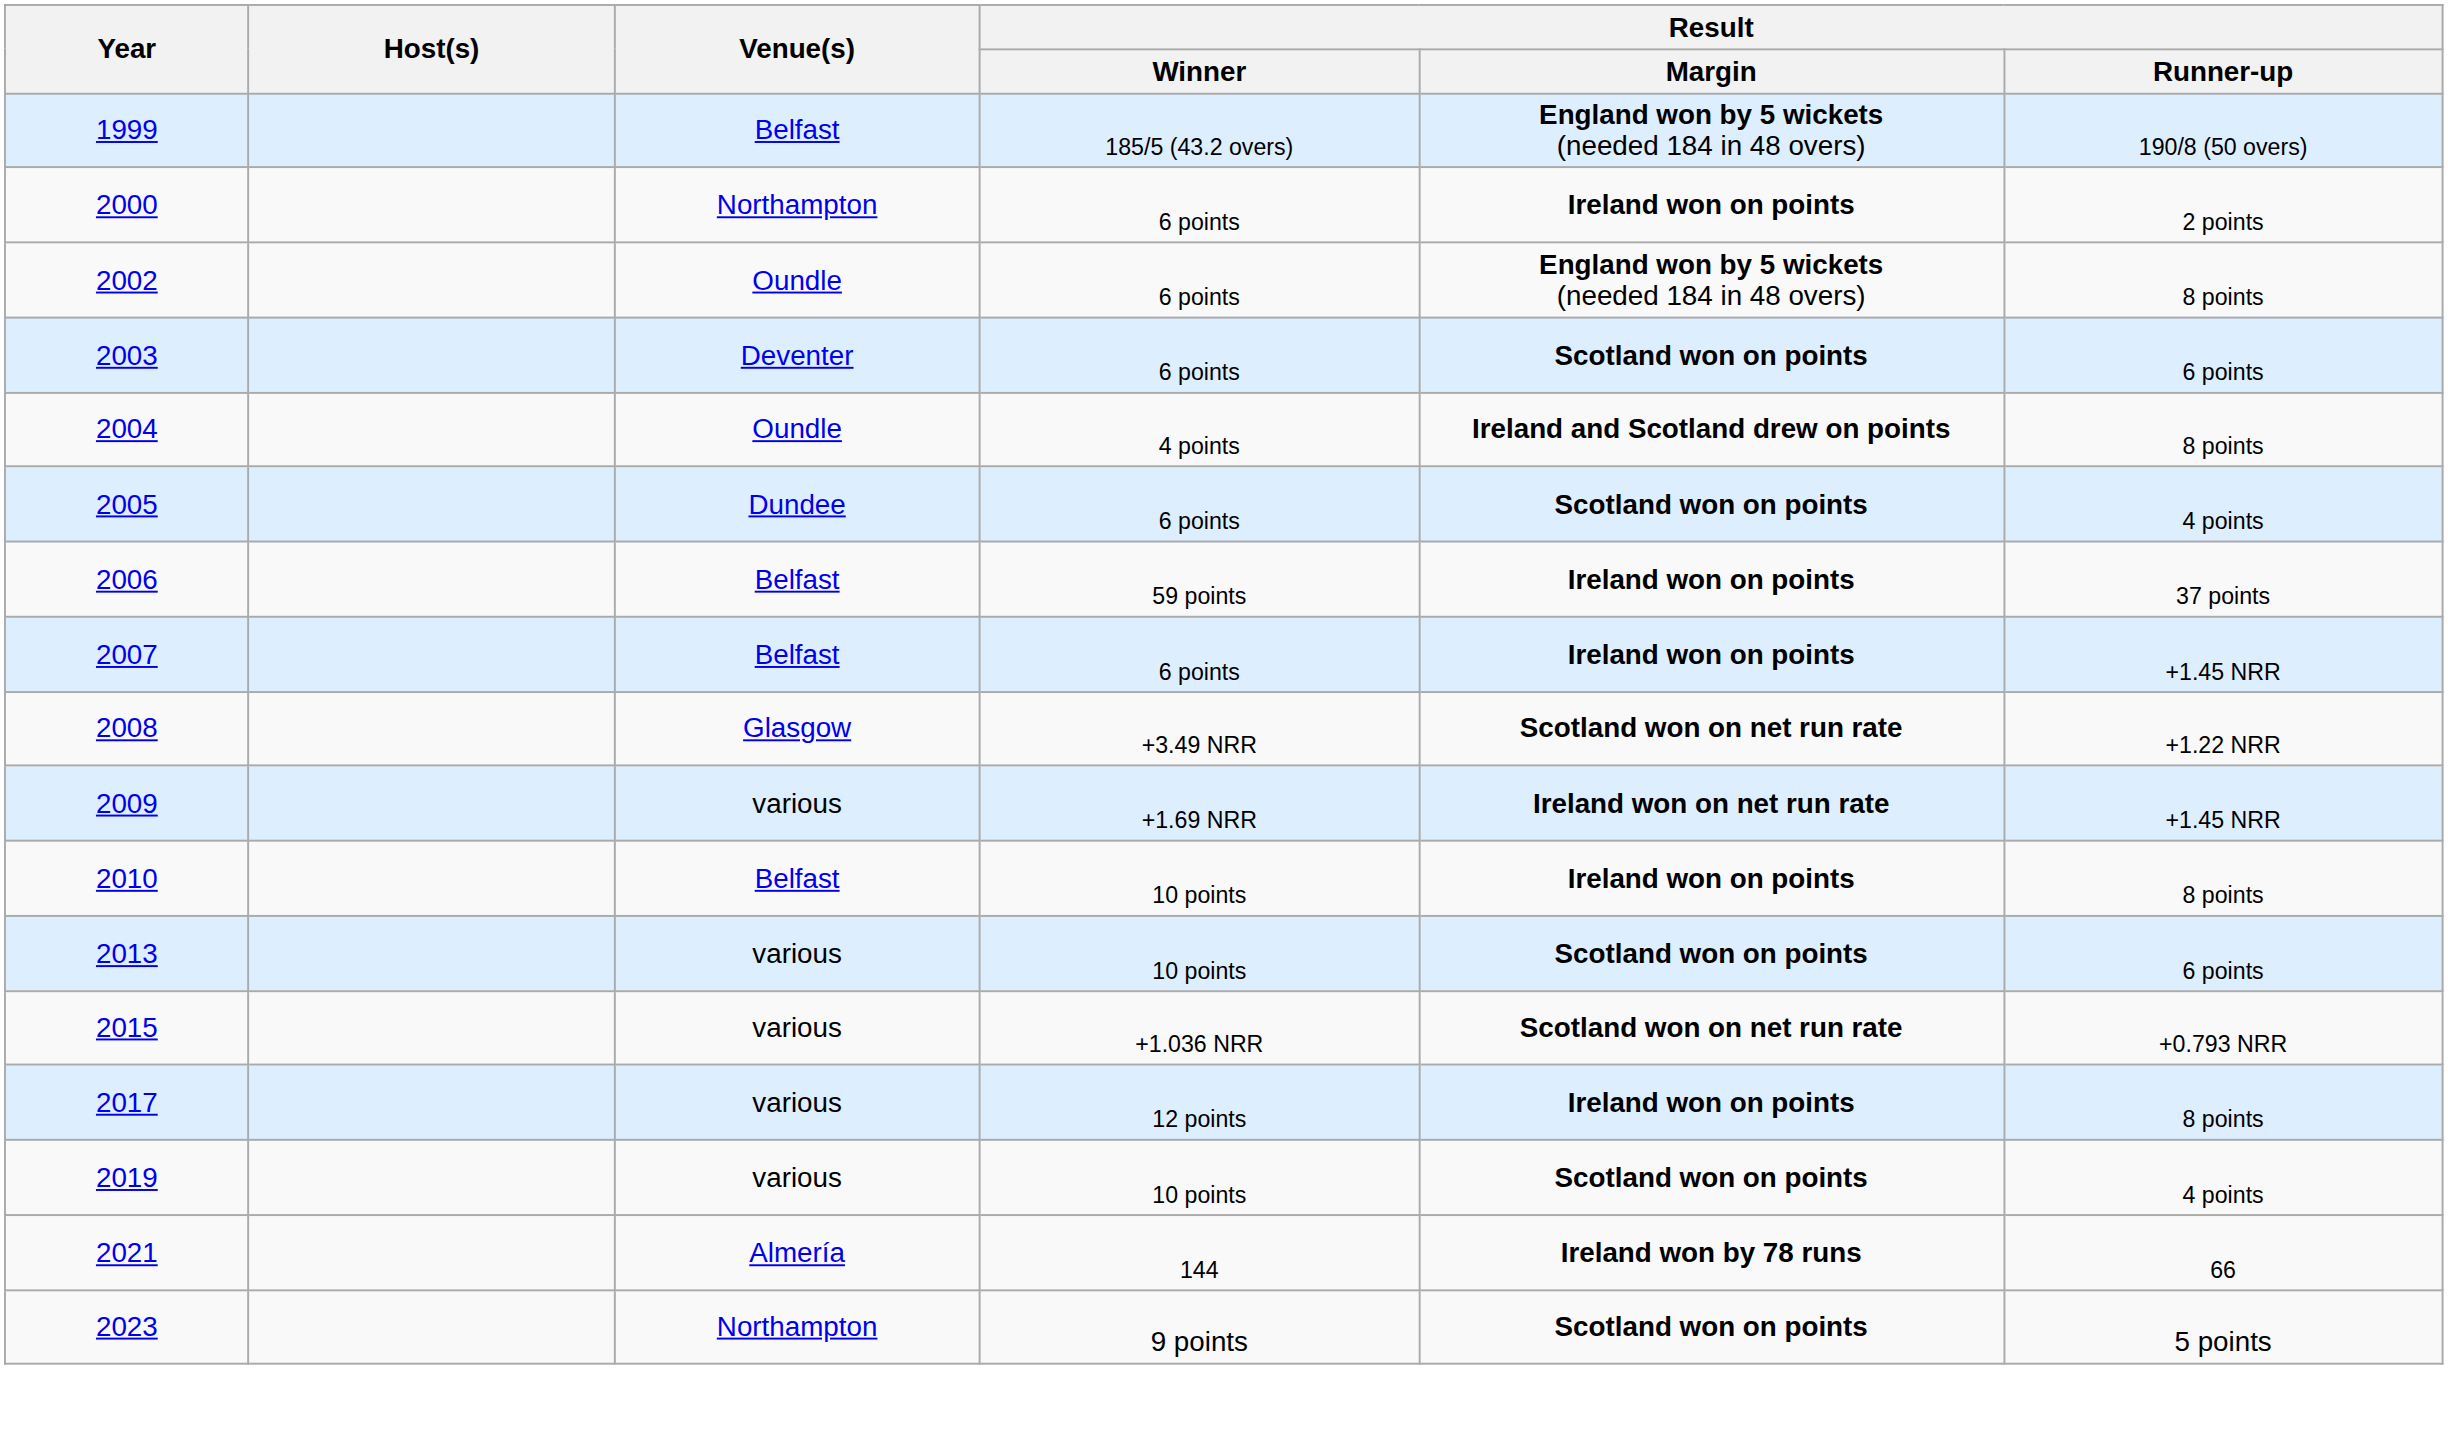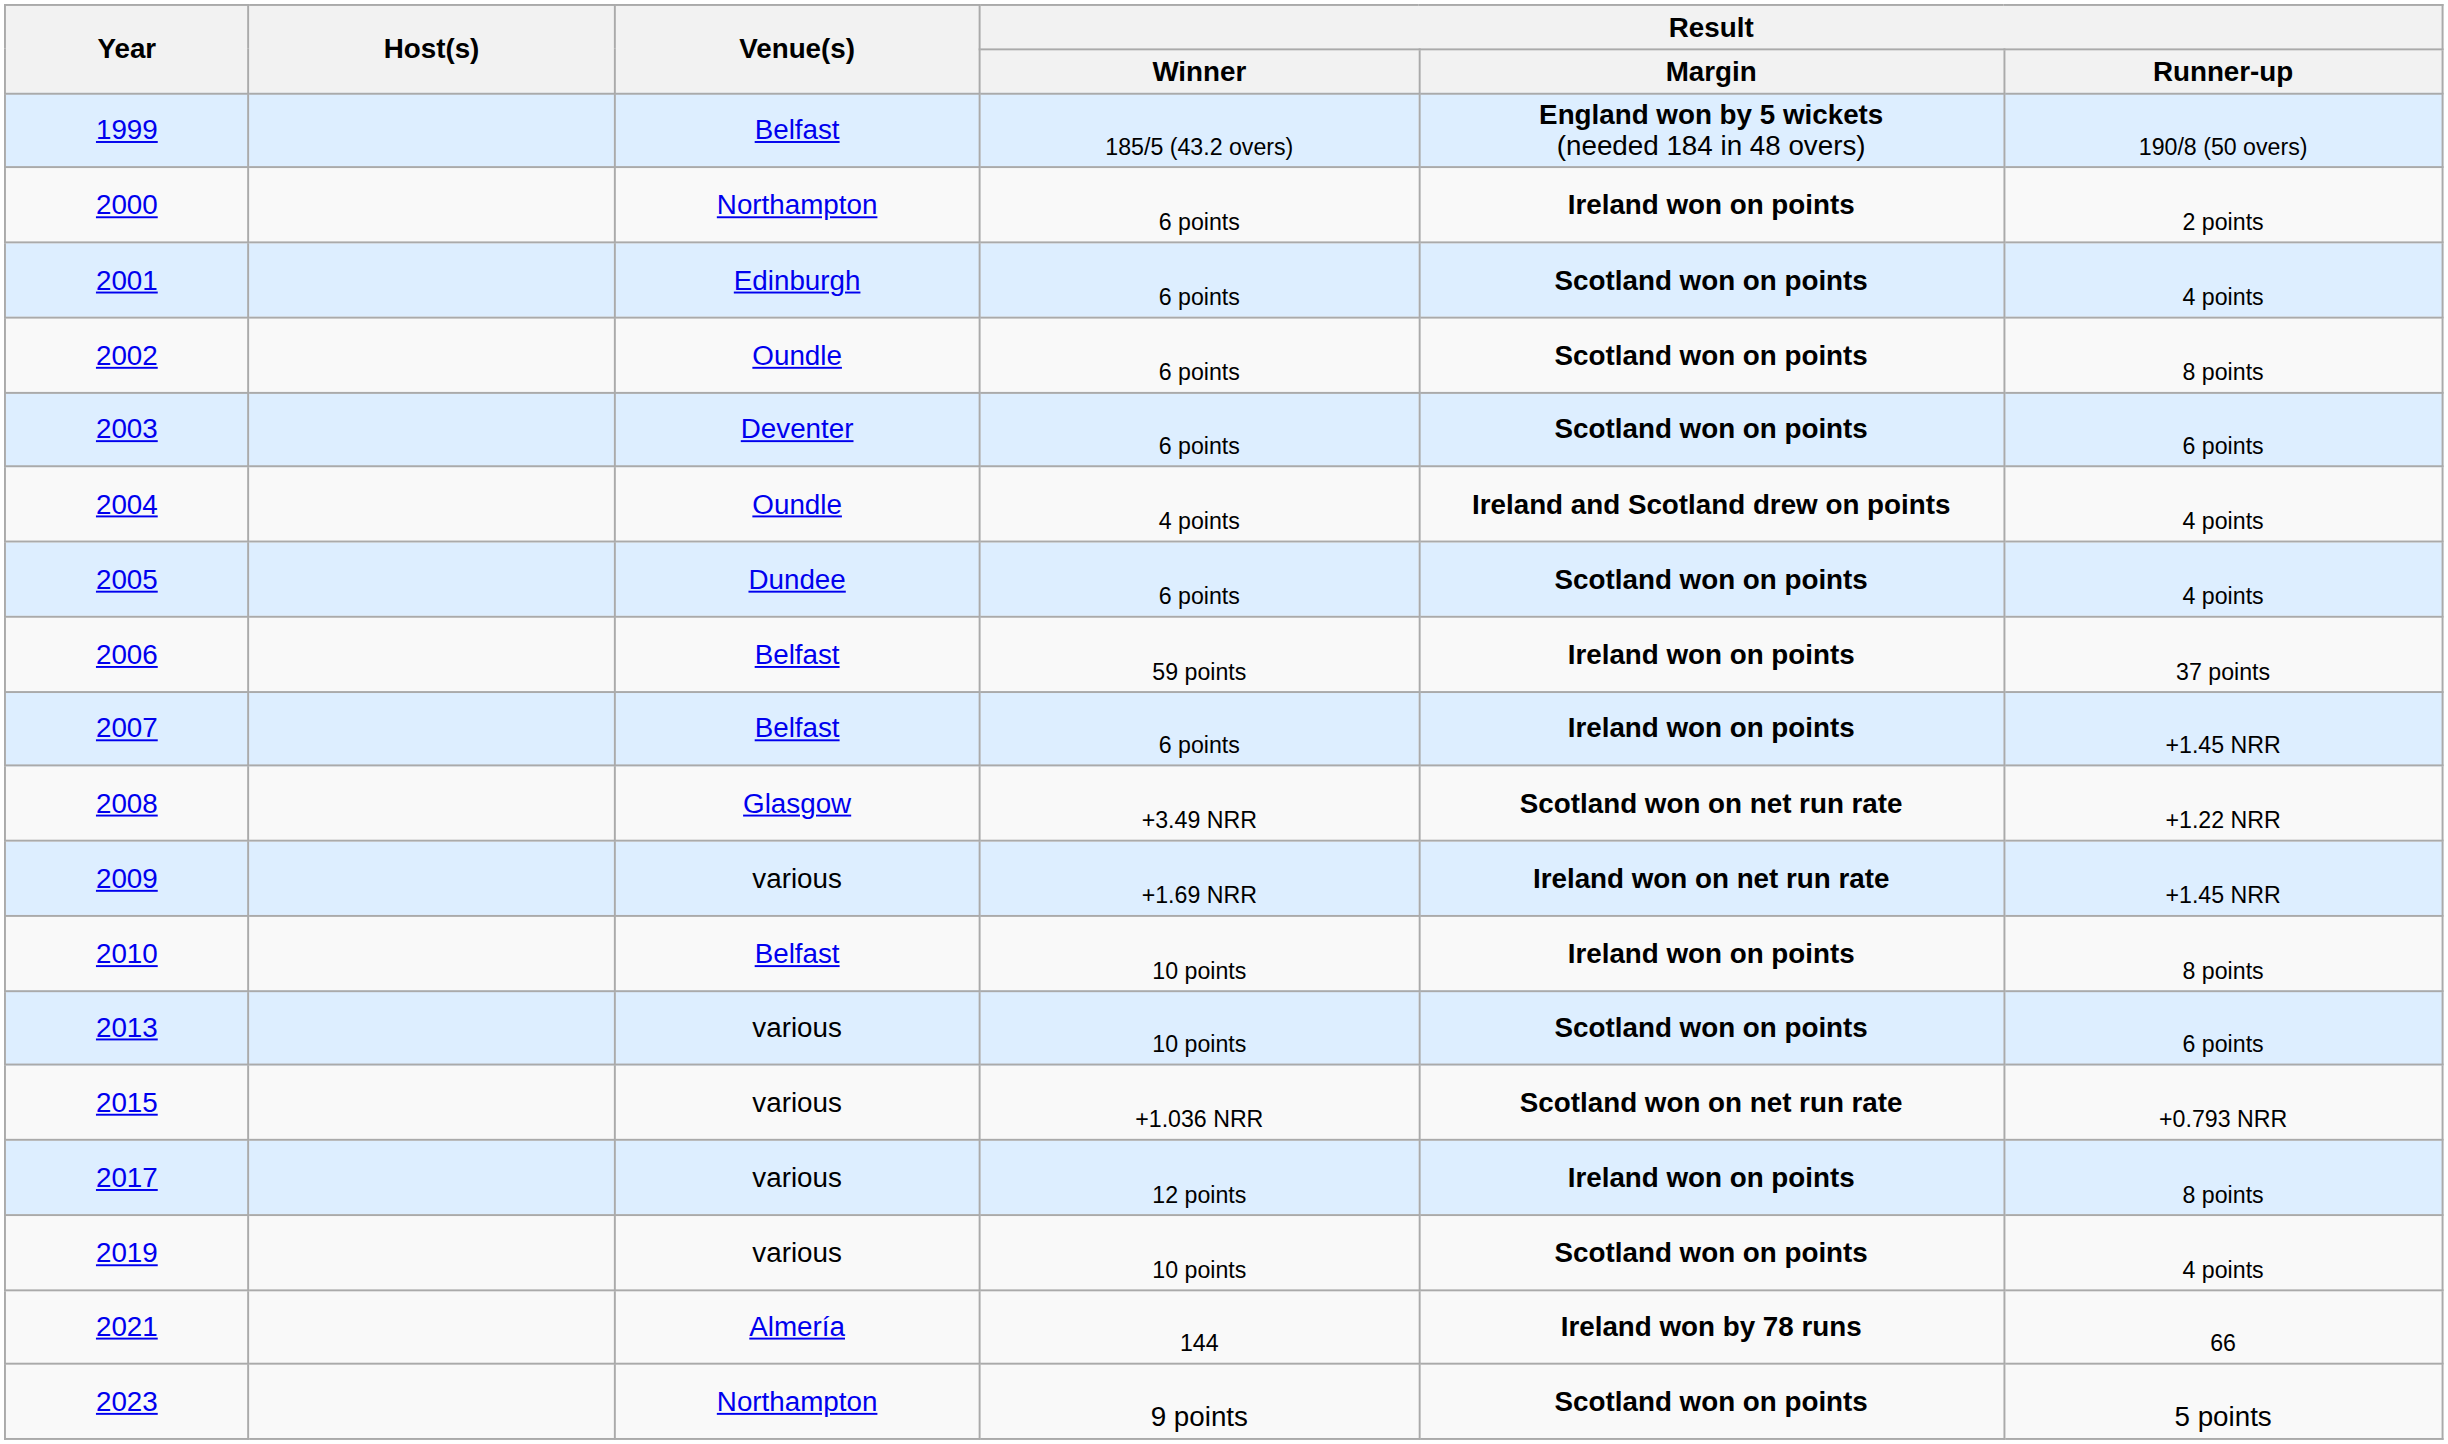+ row: (127, 280)
(1711, 280) England won by 5 wickets (needed 184 in 48 overs) -> (1711, 355) Scotland won on points
(2223, 447) 8 points -> (2223, 522) 4 points
